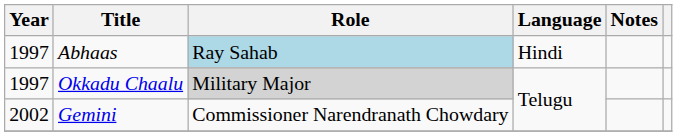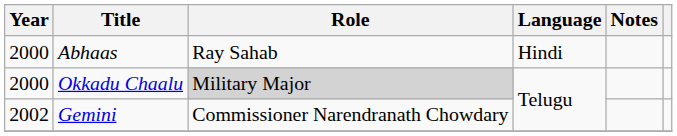(29, 51) 1997 -> (29, 51) 2000
(235, 51) lightblue background -> (235, 51) no background
(29, 83) 1997 -> (29, 83) 2000
